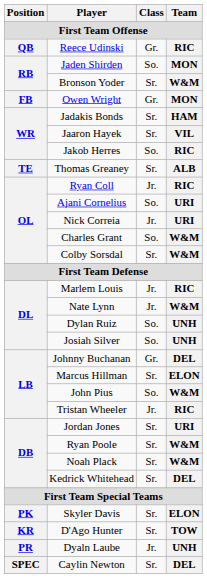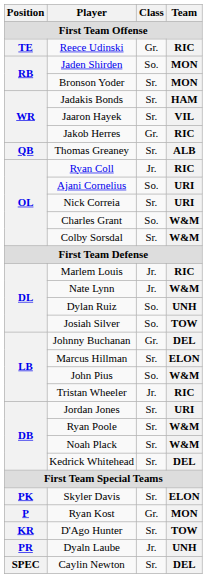(26, 47) QB -> (26, 47) TE
(184, 82) W&M -> (184, 82) MON
- row: (92, 99)
(151, 151) So. -> (151, 133) Gr.
(26, 168) TE -> (26, 151) QB
(151, 220) Jr. -> (151, 202) Sr.
(184, 340) UNH -> (184, 323) TOW
+ row: (92, 513)
